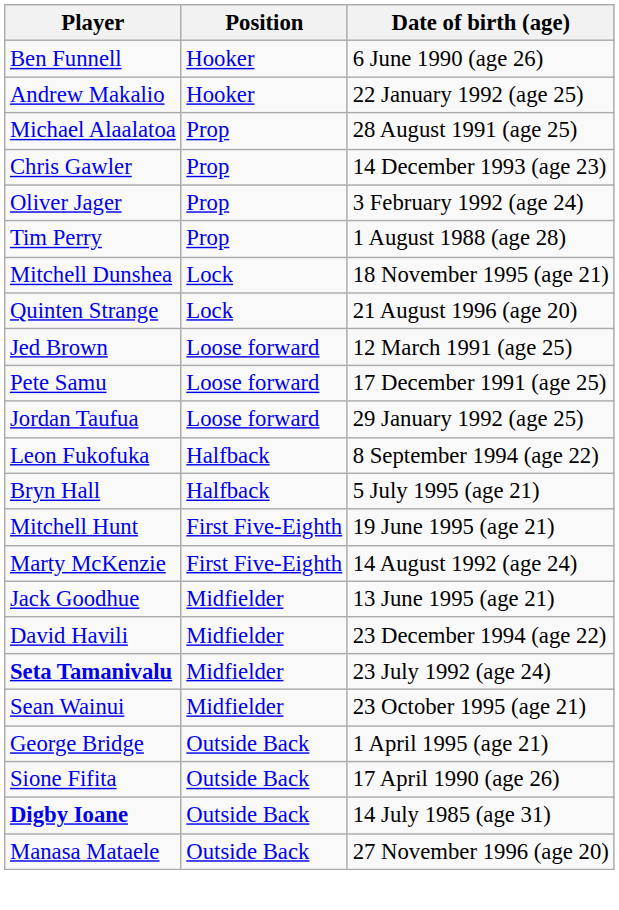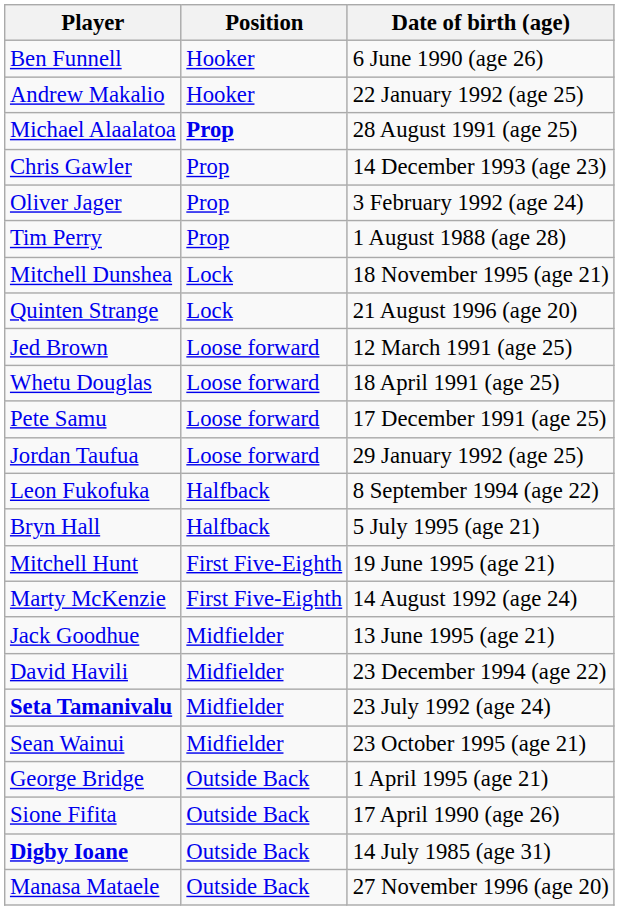(208, 130) normal -> (210, 130) bold
+ row: (81, 382)
